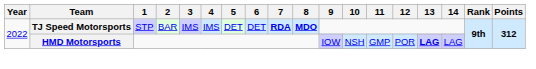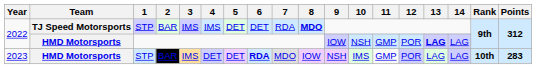(281, 26) bold -> (285, 26) normal
+ row: (17, 56)
